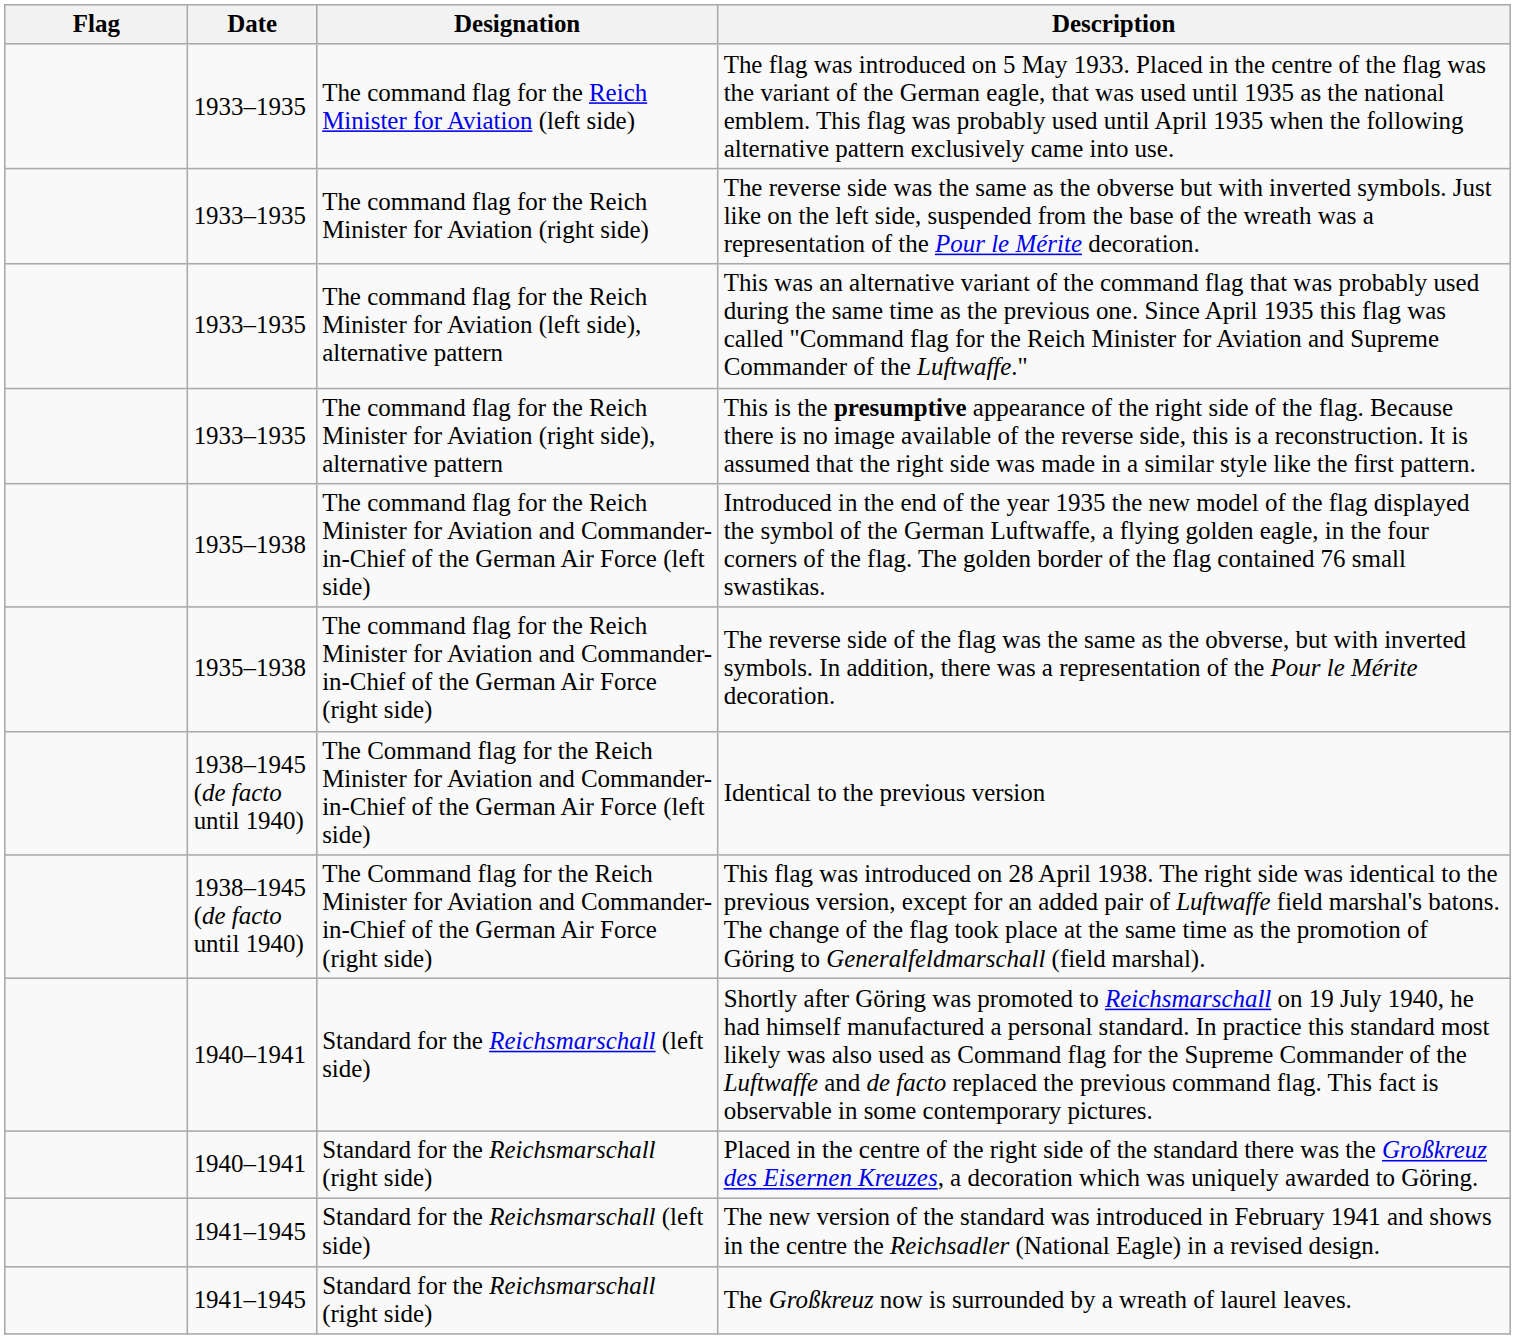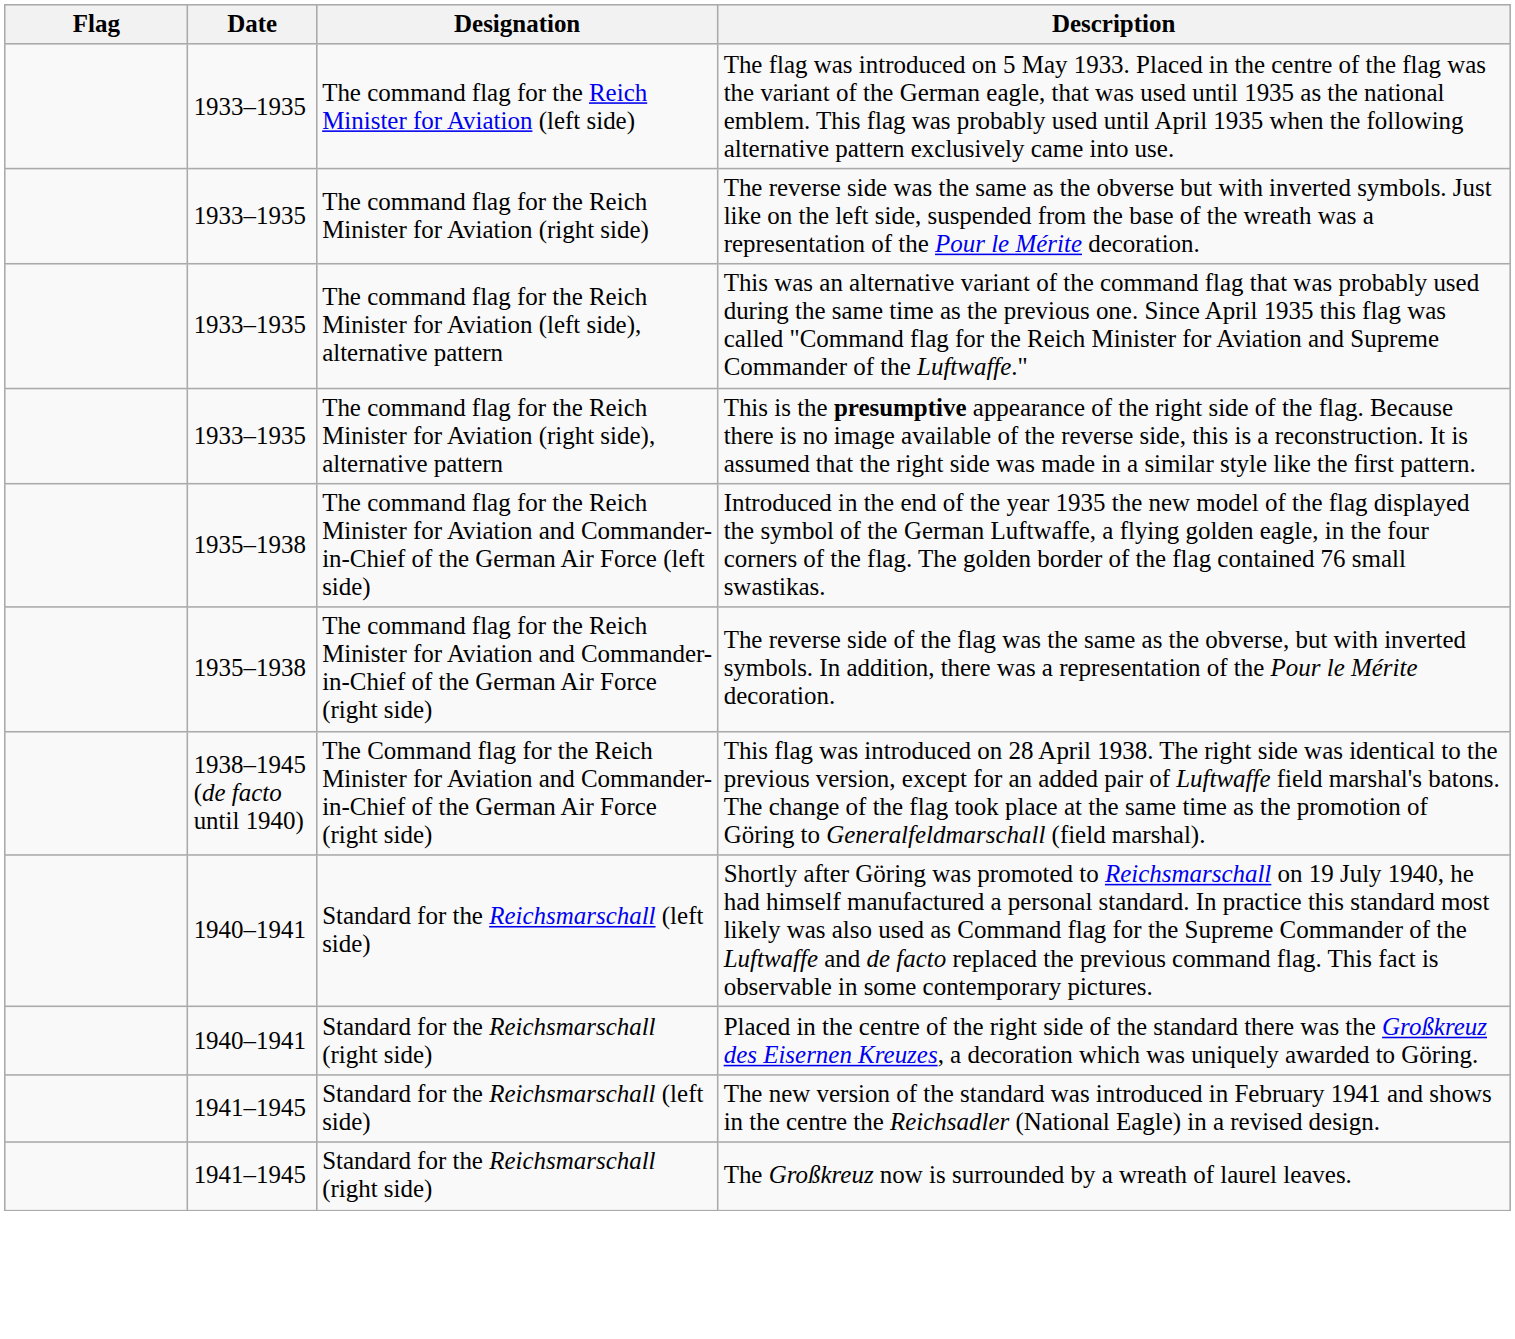- row: (884, 792)
